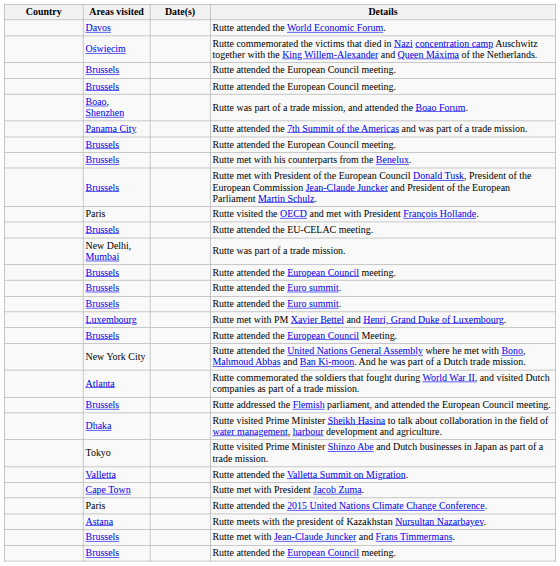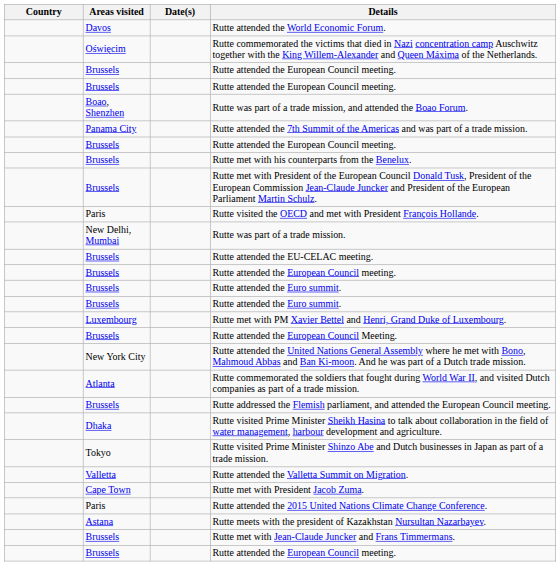rows swapped: (108, 251) <-> (102, 230)
